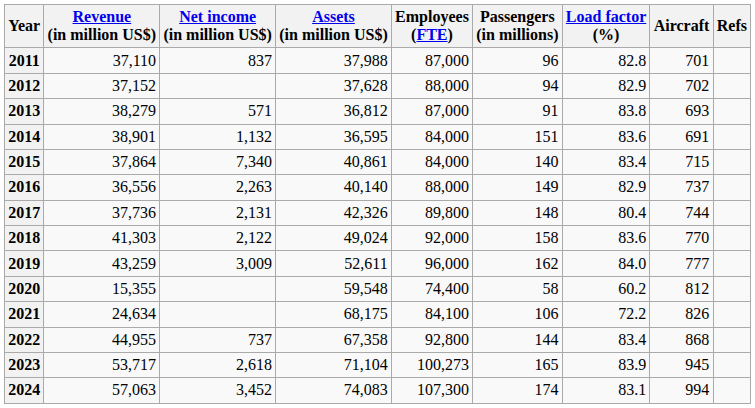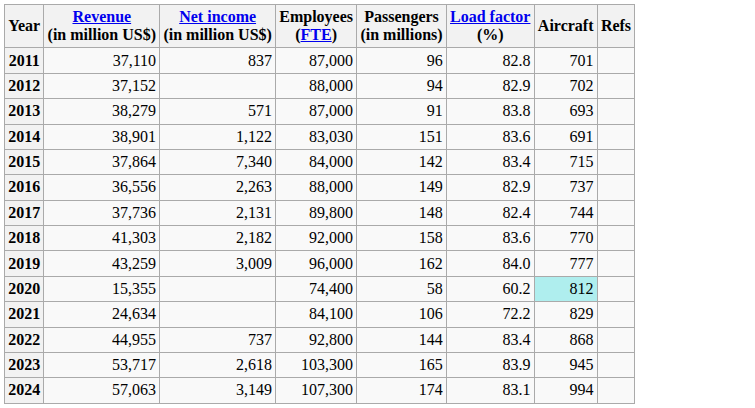- column: (333, 26)
(254, 136) 1,132 -> (254, 136) 1,122
(447, 136) 84,000 -> (331, 136) 83,030
(546, 162) 140 -> (431, 162) 142
(632, 212) 80.4 -> (516, 212) 82.4
(254, 238) 2,122 -> (254, 238) 2,182
(697, 288) no background -> (582, 288) paleturquoise background
(697, 314) 826 -> (582, 314) 829
(443, 365) 100,273 -> (327, 365) 103,300
(254, 390) 3,452 -> (254, 390) 3,149
